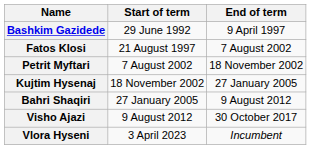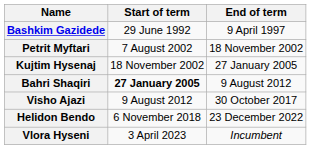- row: (56, 48)
(157, 100) normal -> (157, 83) bold
+ row: (56, 118)
